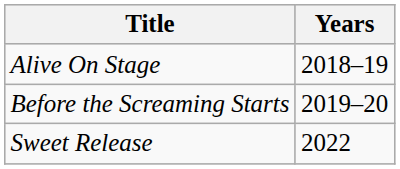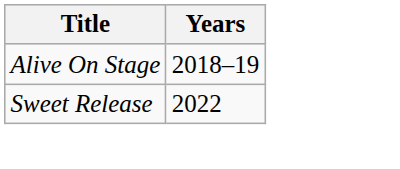- row: (150, 103)
